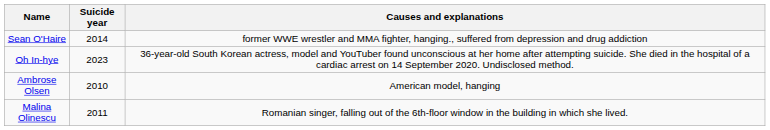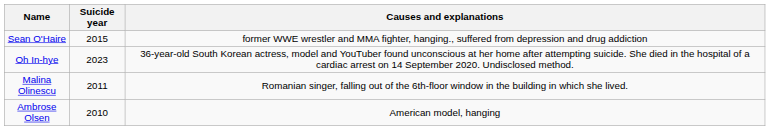(97, 38) 2014 -> (97, 38) 2015
rows swapped: (37, 86) <-> (37, 112)
